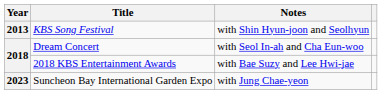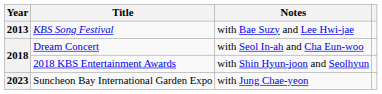(293, 30) with Shin Hyun-joon and Seolhyun -> (286, 30) with Bae Suzy and Lee Hwi-jae
(286, 64) with Bae Suzy and Lee Hwi-jae -> (293, 64) with Shin Hyun-joon and Seolhyun
